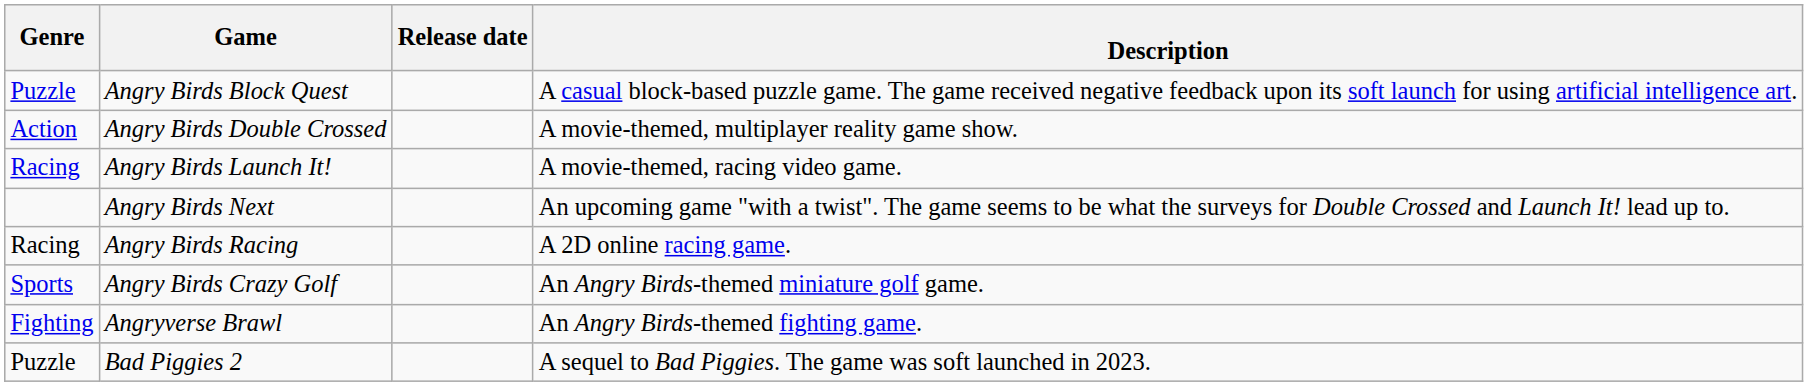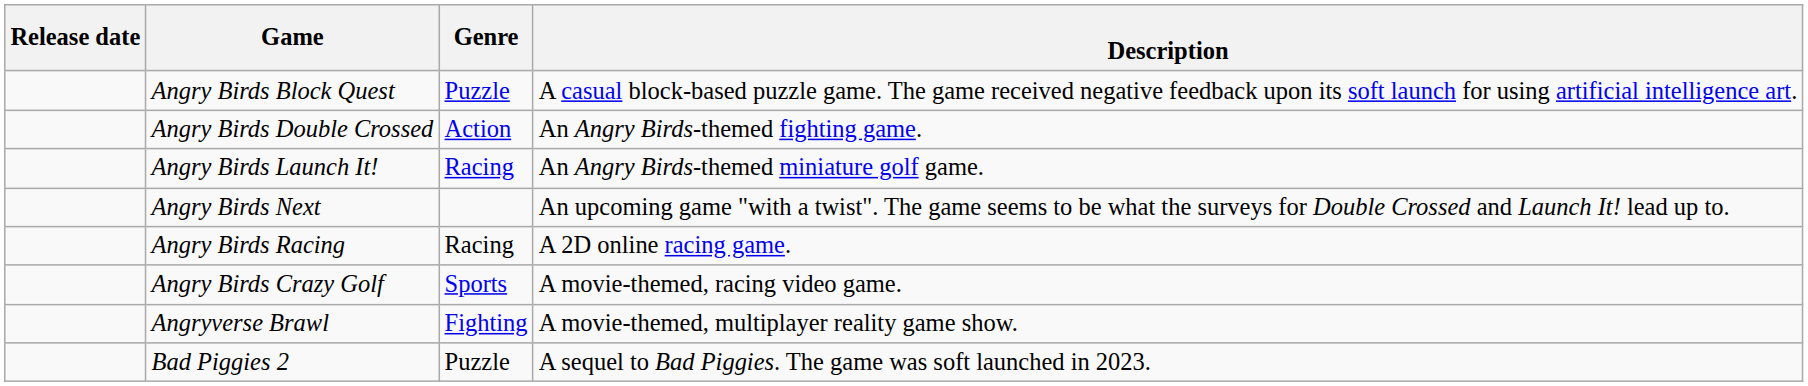columns swapped: (463, 37) <-> (52, 37)
(778, 129) A movie-themed, multiplayer reality game show. -> (730, 129) An Angry Birds-themed fighting game.
(720, 167) A movie-themed, racing video game. -> (761, 167) An Angry Birds-themed miniature golf game.
(761, 284) An Angry Birds-themed miniature golf game. -> (720, 284) A movie-themed, racing video game.
(730, 323) An Angry Birds-themed fighting game. -> (778, 323) A movie-themed, multiplayer reality game show.
